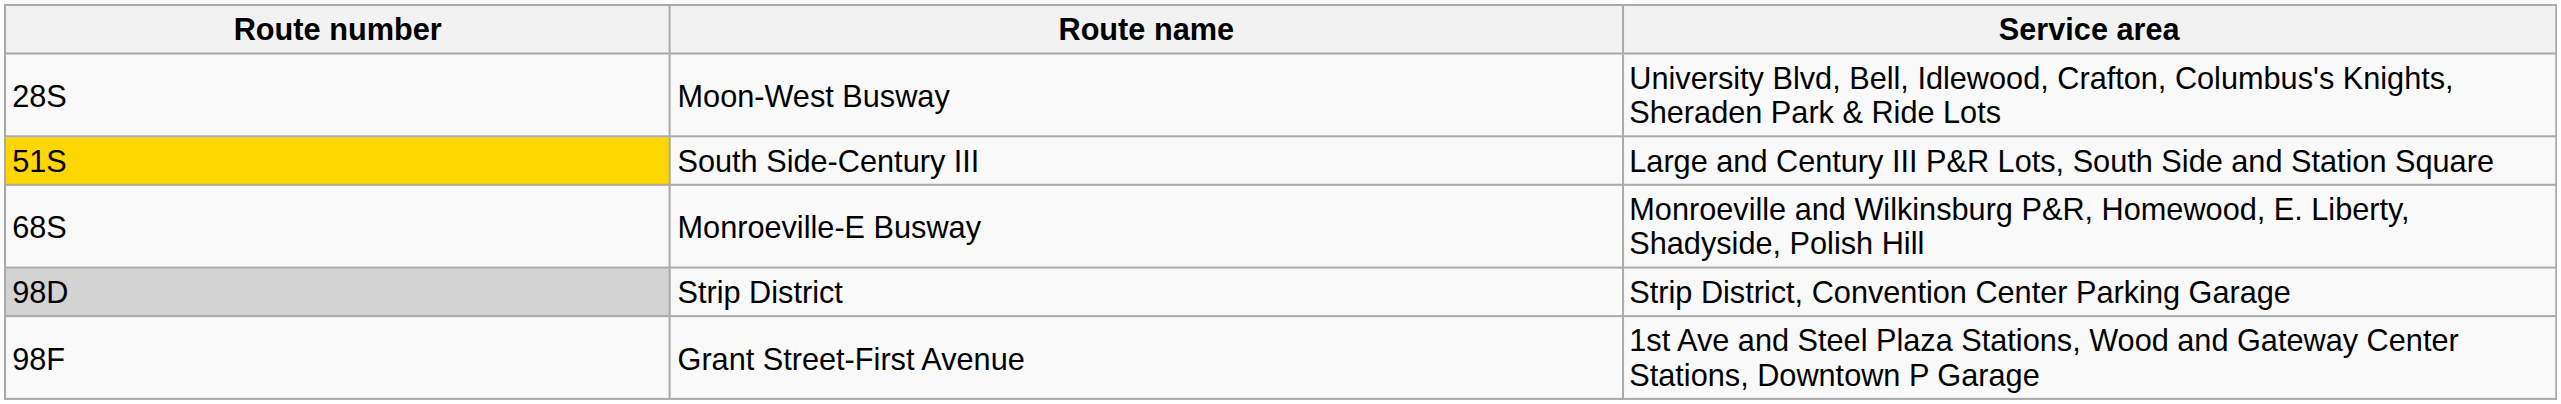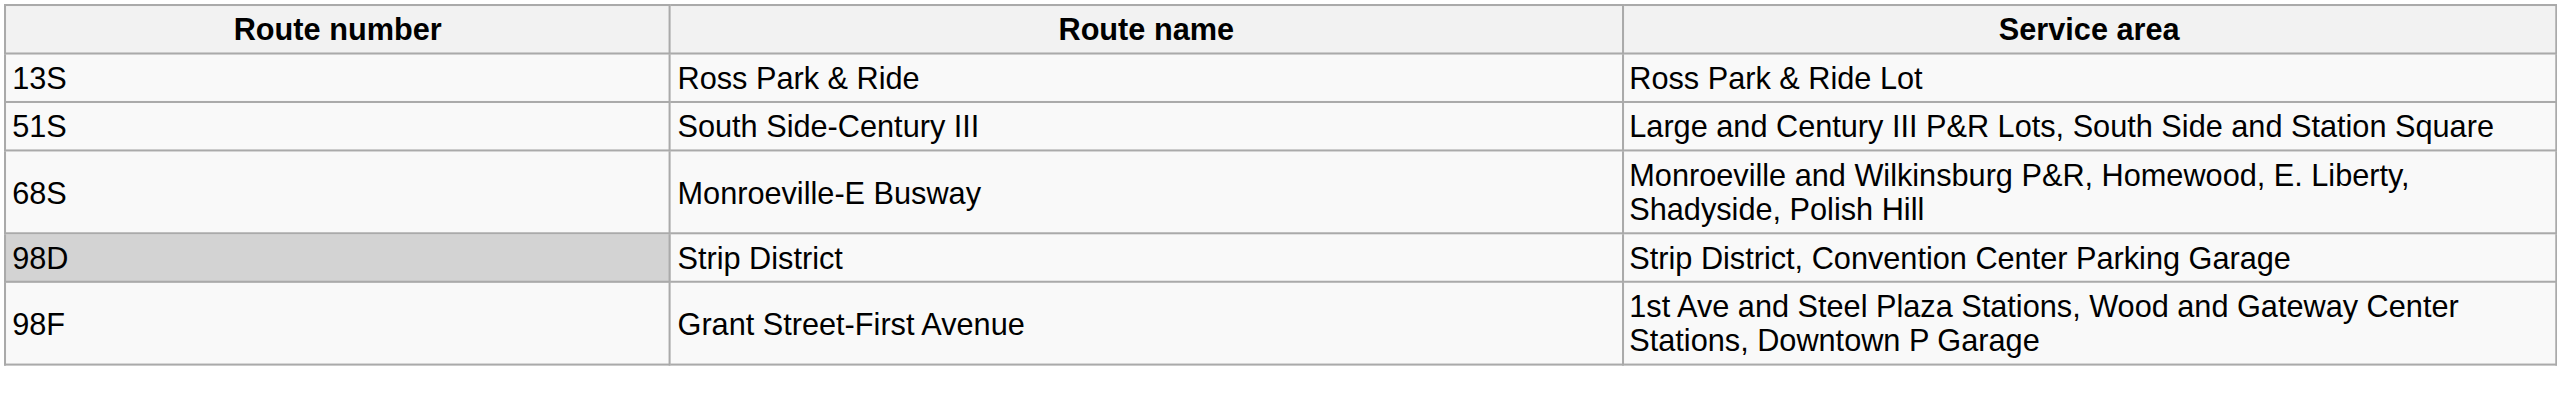+ row: (799, 78)
- row: (814, 95)
(39, 161) gold background -> (39, 127) no background
